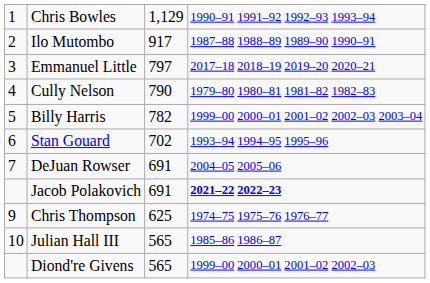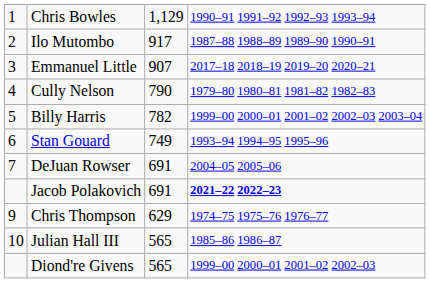(160, 66) 797 -> (160, 66) 907
(160, 141) 702 -> (160, 141) 749
(160, 215) 625 -> (160, 215) 629
